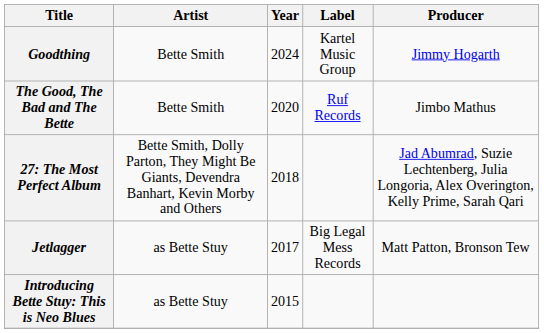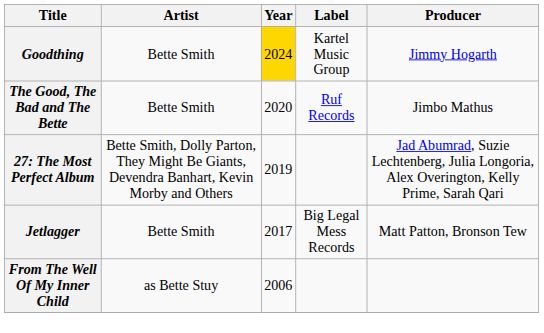(285, 53) no background -> (278, 53) gold background
(285, 177) 2018 -> (278, 169) 2019
(191, 247) as Bette Stuy -> (181, 231) Bette Smith
- row: (59, 301)
+ row: (53, 285)
